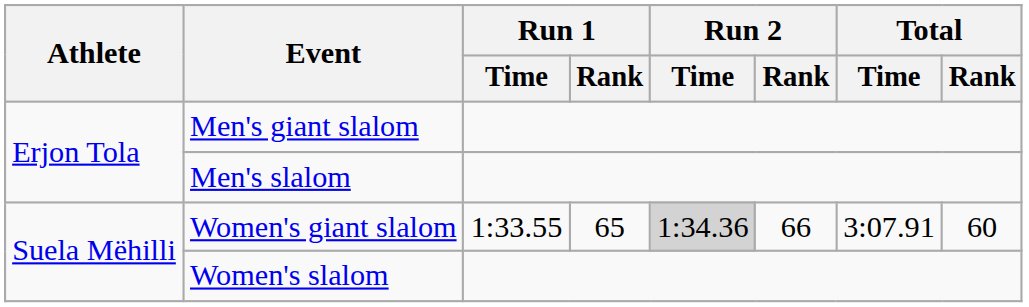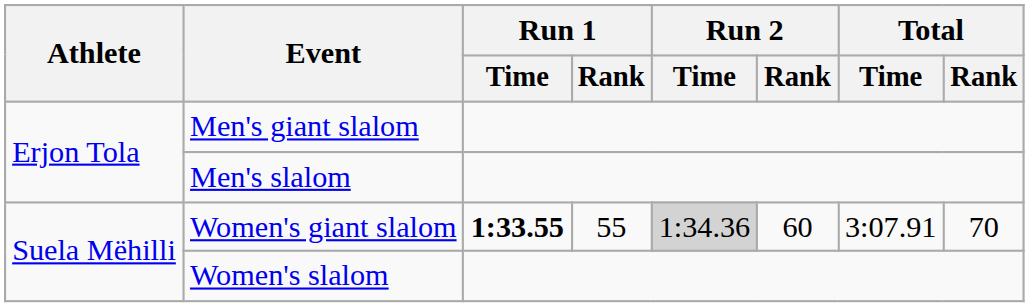(517, 226) normal -> (517, 226) bold
(610, 226) 65 -> (611, 226) 55
(796, 226) 66 -> (798, 226) 60
(982, 226) 60 -> (984, 226) 70
